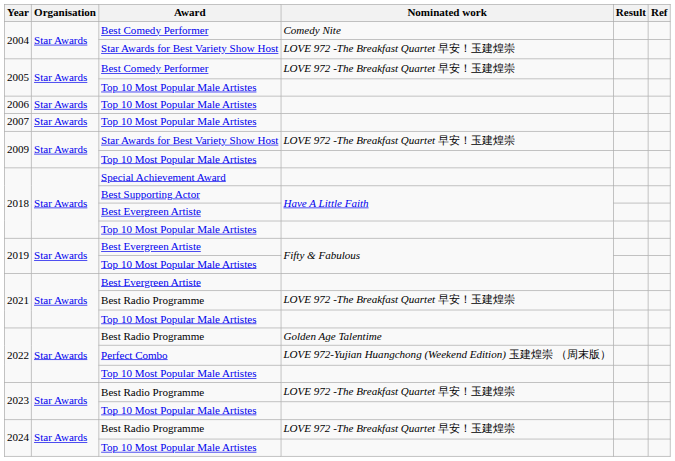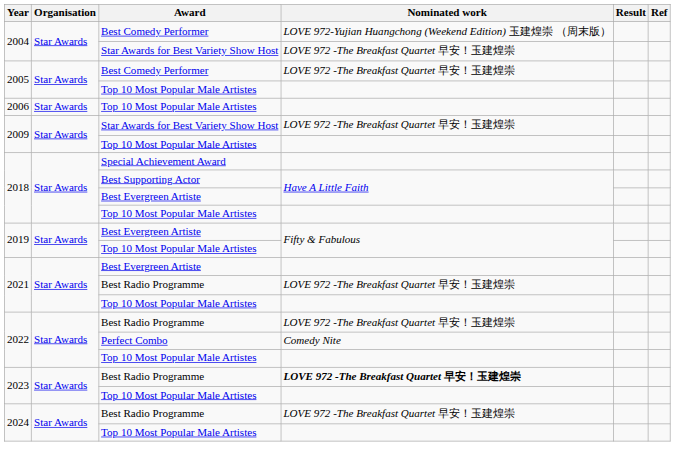(312, 30) Comedy Nite -> (447, 31) LOVE 972-Yujian Huangchong (Weekend Edition) 玉建煌崇 （周末版）
- row: (18, 122)
(333, 336) Golden Age Talentime -> (399, 321) LOVE 972 -The Breakfast Quartet 早安！玉建煌崇
(447, 354) LOVE 972-Yujian Huangchong (Weekend Edition) 玉建煌崇 （周末版） -> (312, 340) Comedy Nite
(399, 391) normal -> (402, 376) bold
